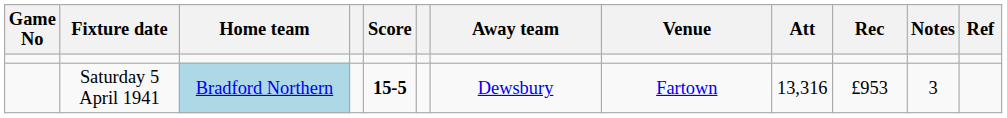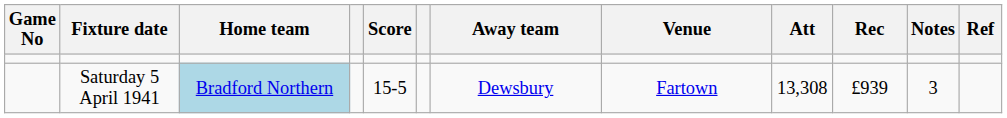(390, 87) bold -> (390, 87) normal
(802, 87) 13,316 -> (802, 87) 13,308
(870, 87) £953 -> (870, 87) £939
